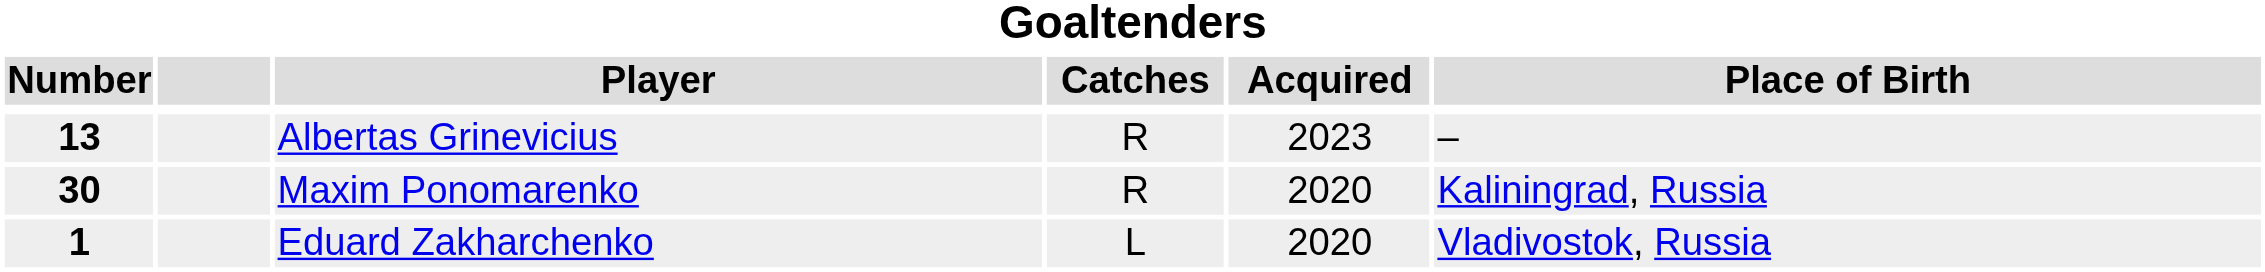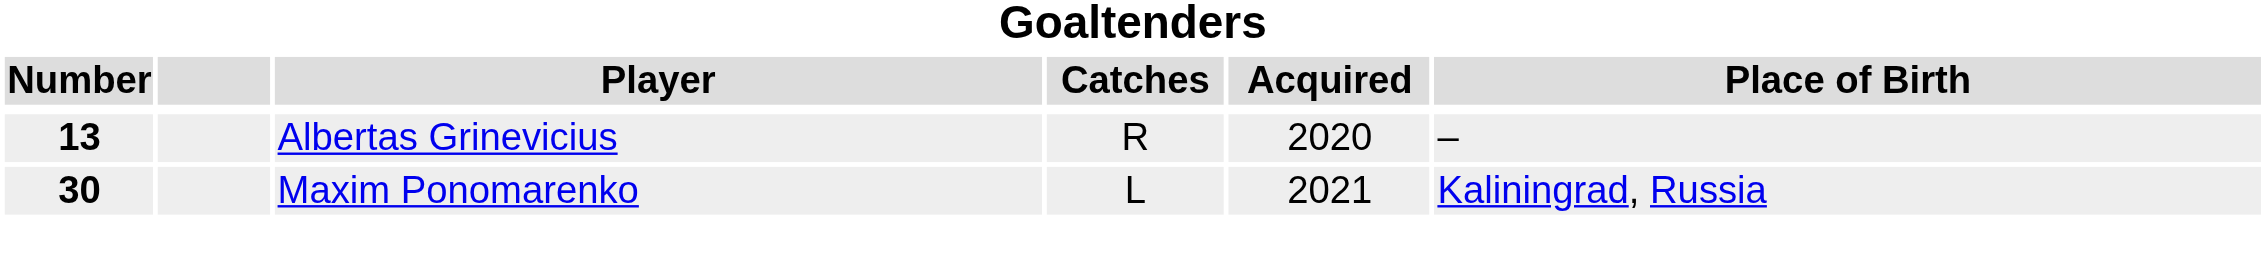(1330, 137) 2023 -> (1330, 137) 2020
(1135, 190) R -> (1135, 190) L
(1330, 190) 2020 -> (1330, 190) 2021
- row: (466, 242)
